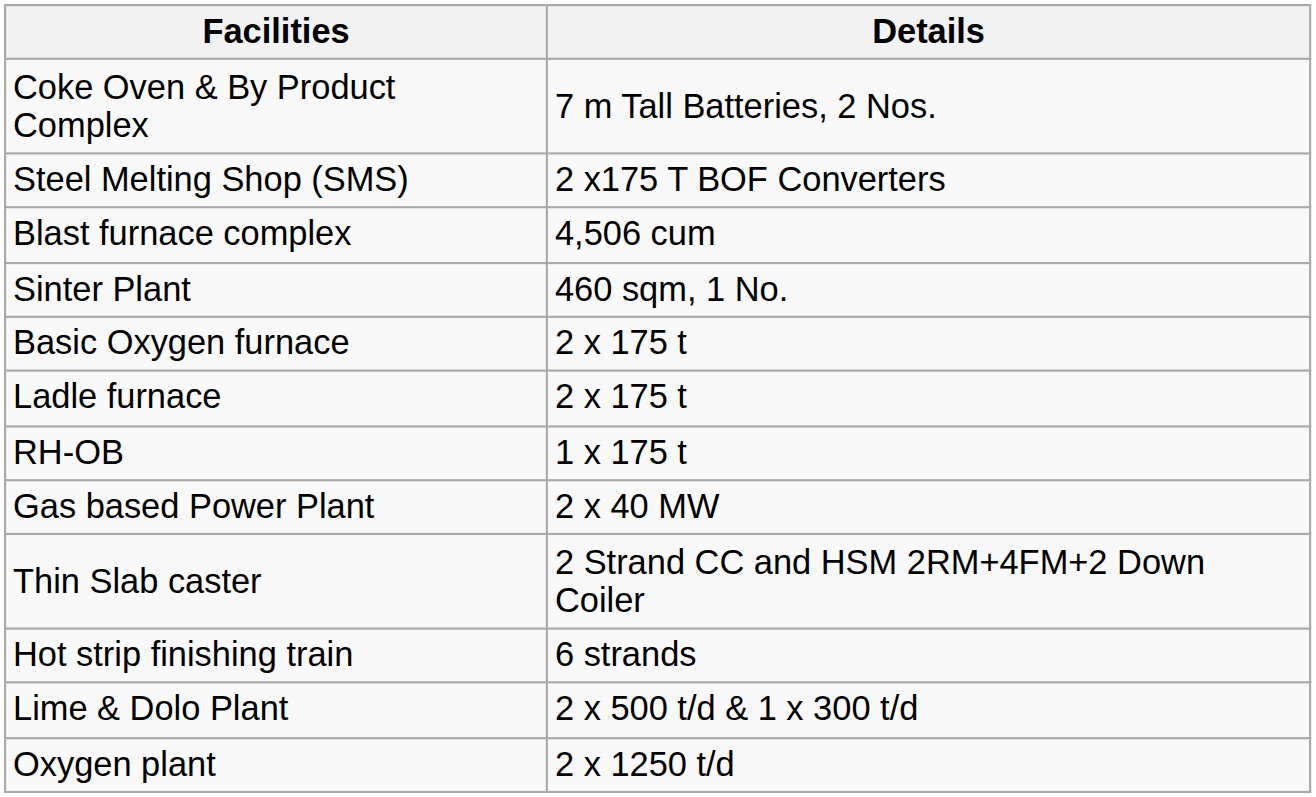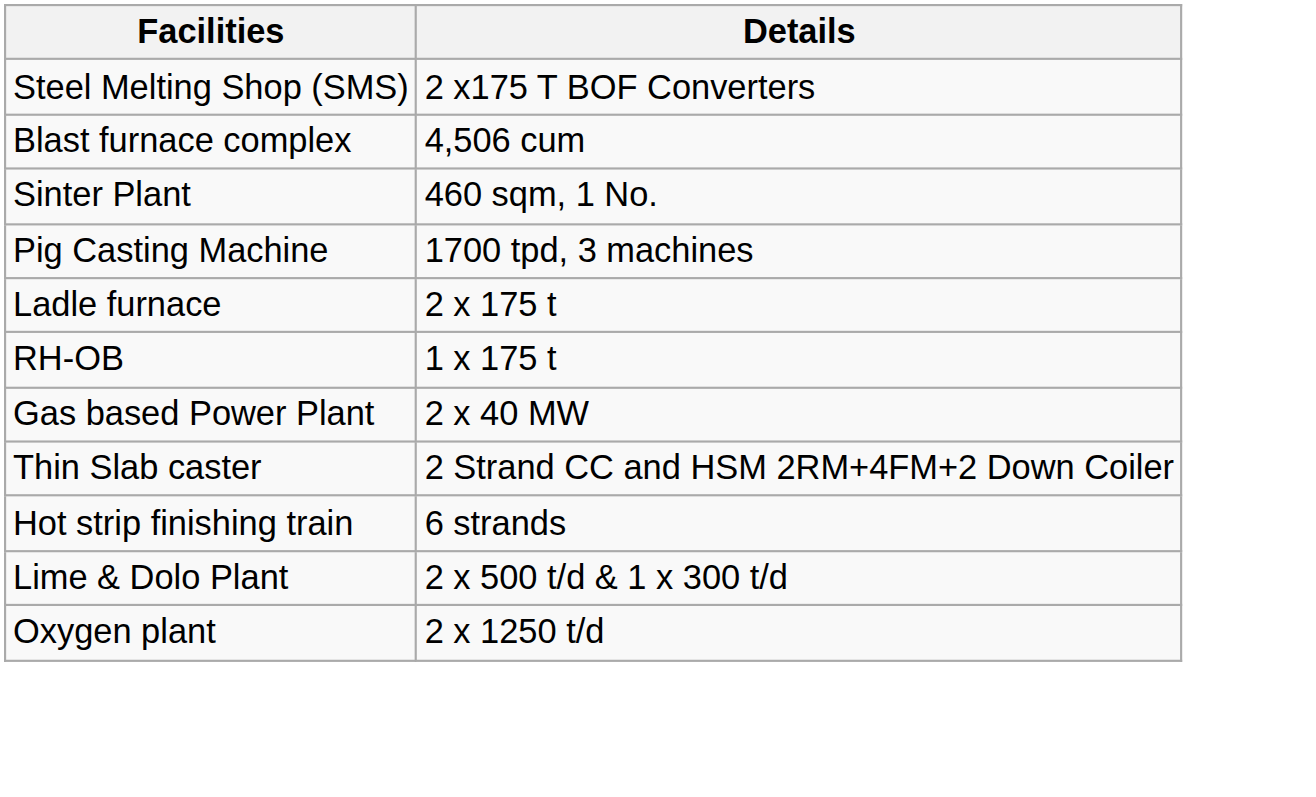- row: (204, 105)
+ row: (171, 250)
- row: (181, 343)
